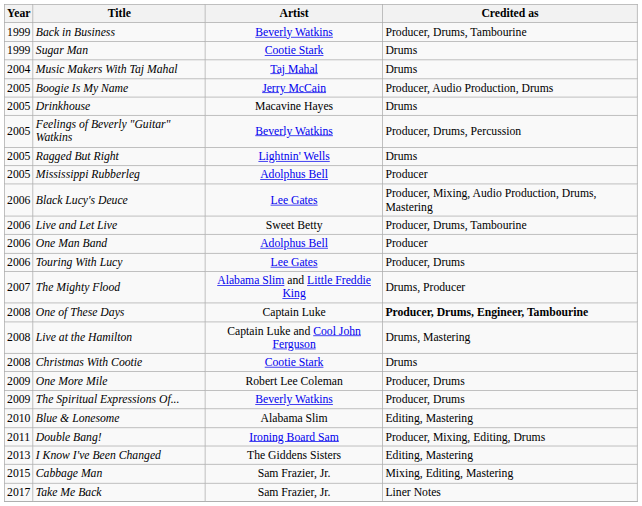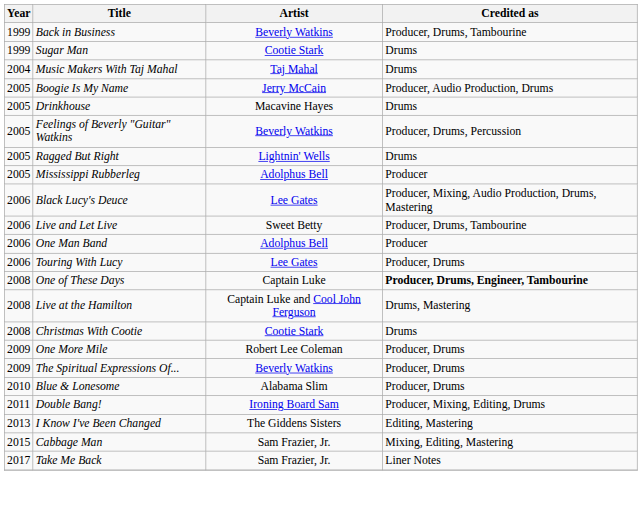- row: (78, 287)
(429, 418) Editing, Mastering -> (425, 386) Producer, Drums
